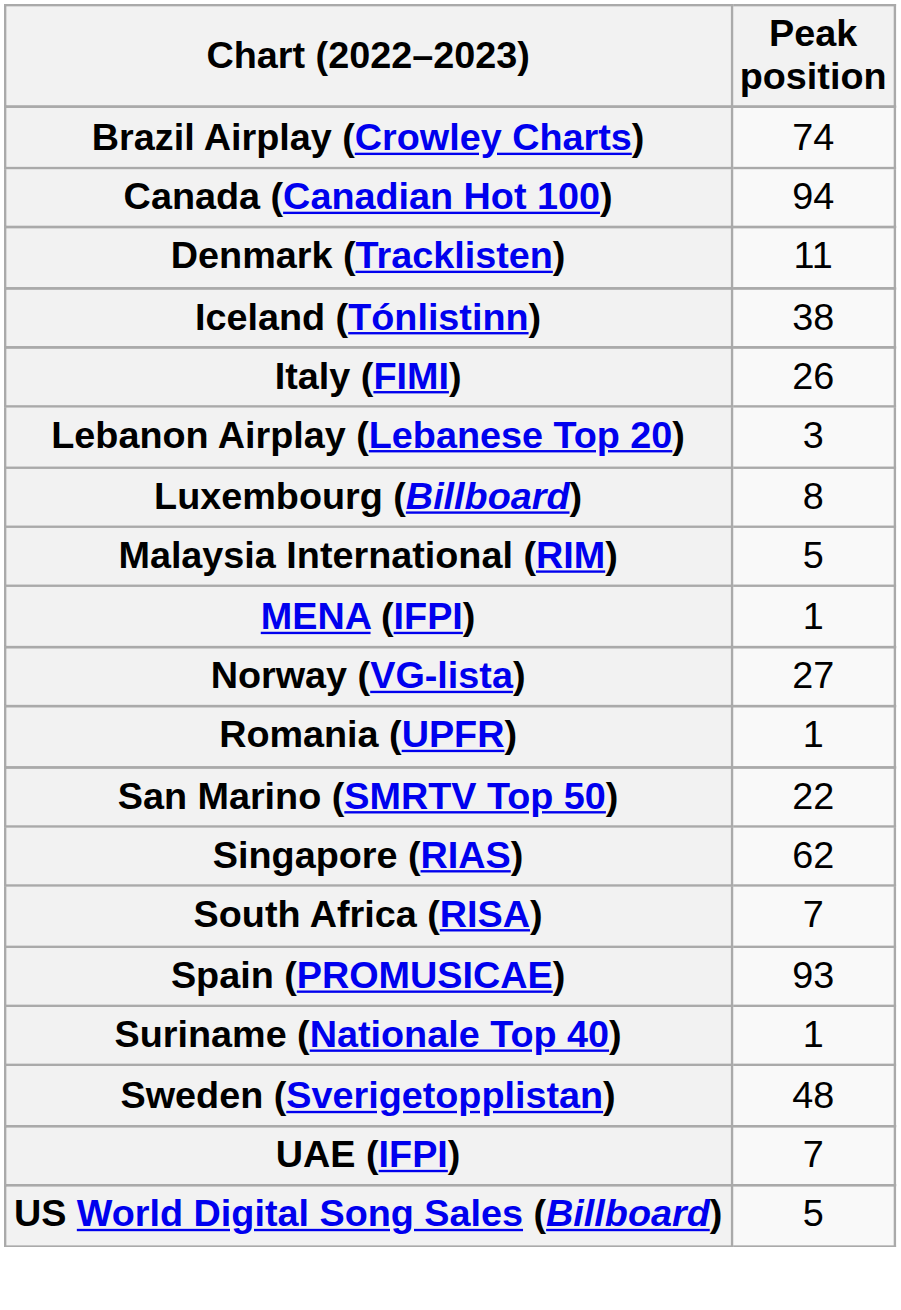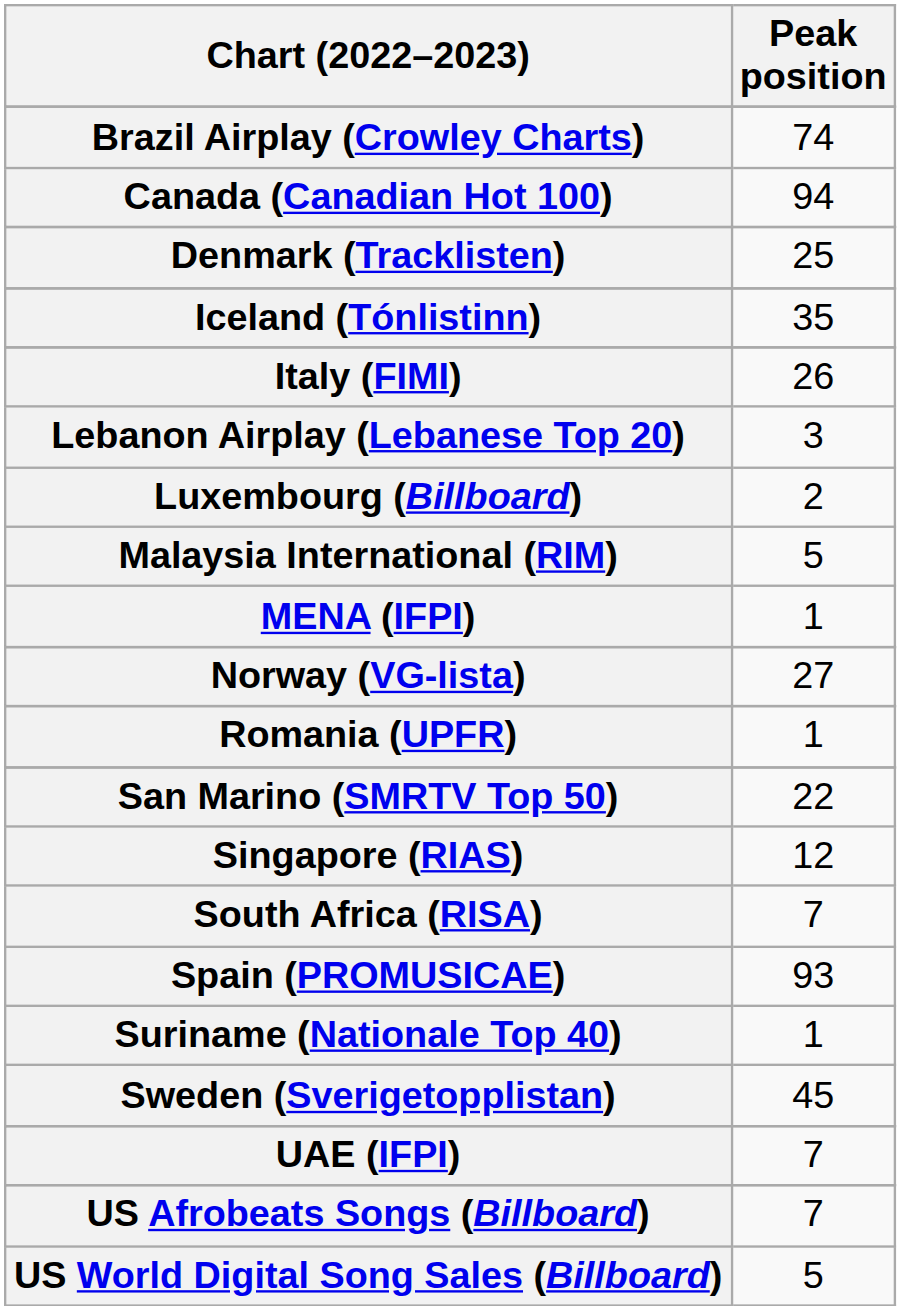(813, 256) 11 -> (813, 256) 25
(813, 316) 38 -> (813, 316) 35
(813, 496) 8 -> (813, 496) 2
(813, 855) 62 -> (813, 855) 12
(813, 1094) 48 -> (813, 1094) 45
+ row: (368, 1214)
